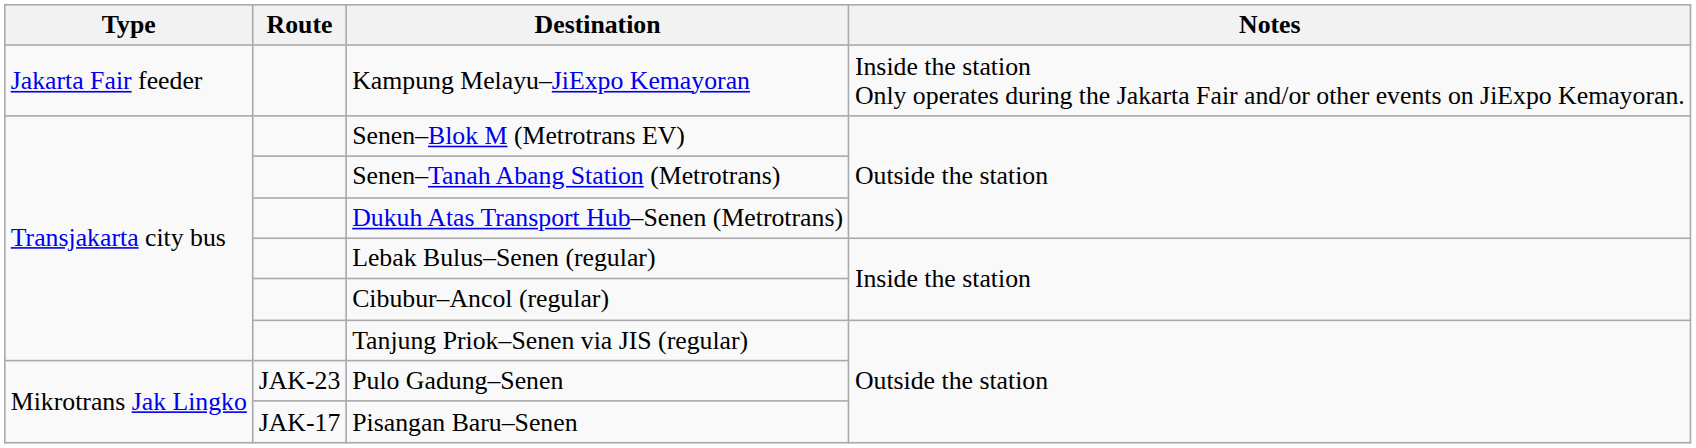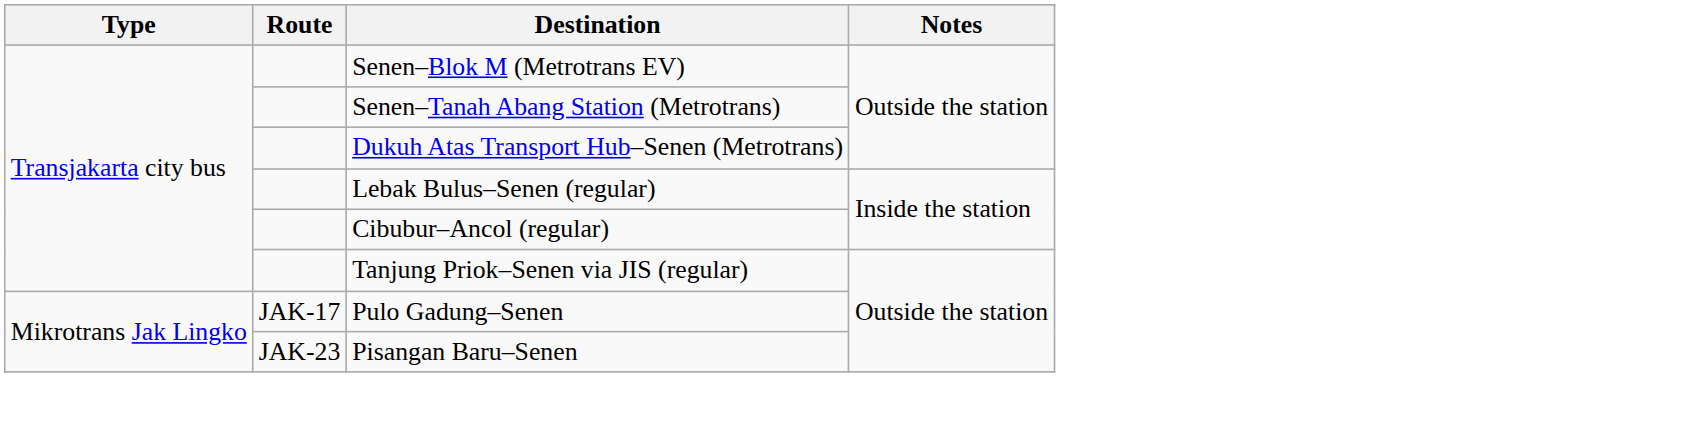- row: (551, 80)
(300, 380) JAK-23 -> (300, 310) JAK-17
(300, 421) JAK-17 -> (300, 351) JAK-23
